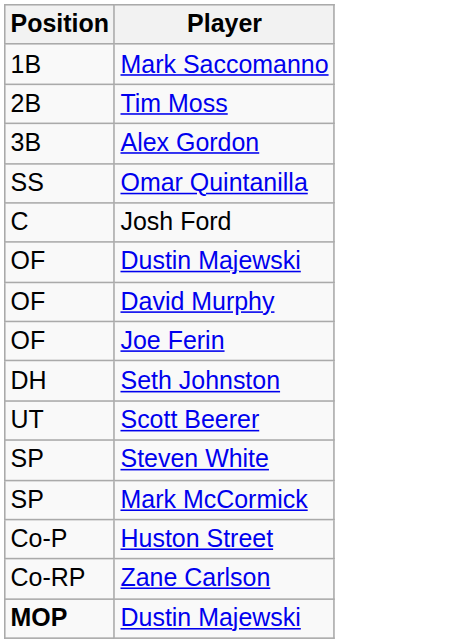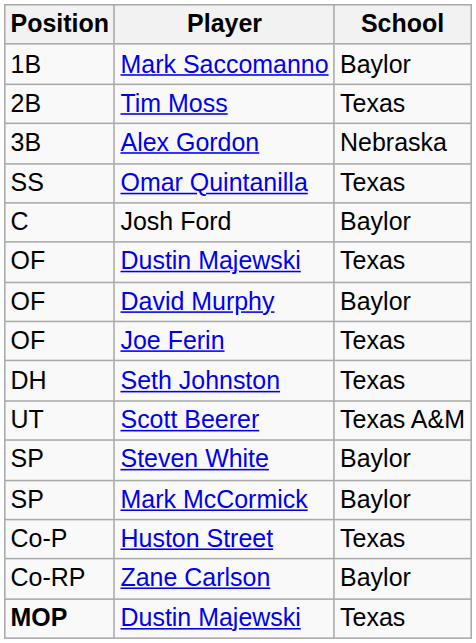+ column: (403, 24)
